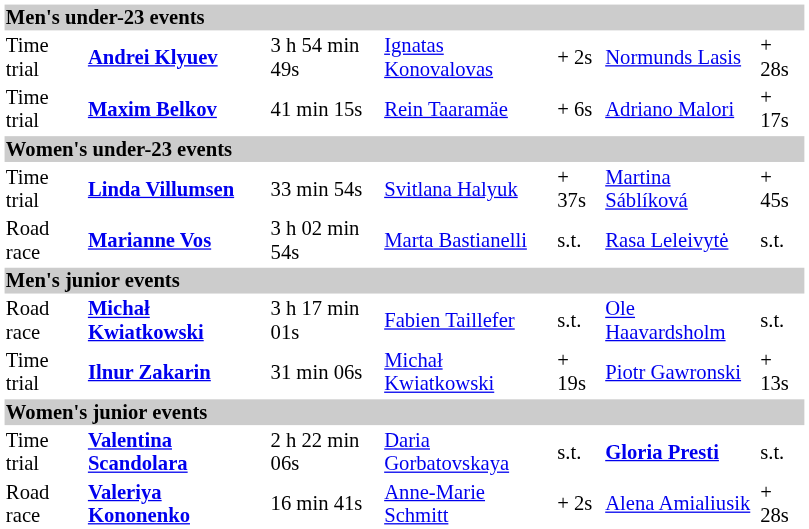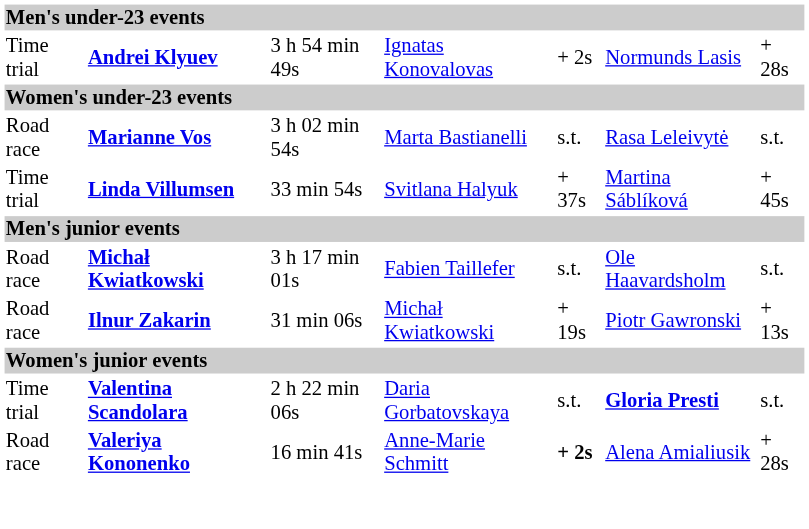- row: (152, 108)
rows swapped: (150, 240) <-> (161, 188)
(27, 372) Time trial -> (28, 320) Road race
(575, 503) normal -> (575, 452) bold
